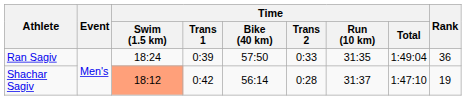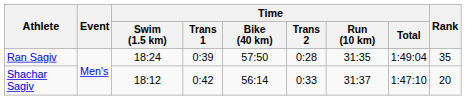(306, 58) 0:33 -> (306, 58) 0:28
(445, 58) 36 -> (445, 58) 35
(147, 81) lightsalmon background -> (147, 81) no background
(306, 81) 0:28 -> (306, 81) 0:33
(445, 81) 19 -> (445, 81) 20
